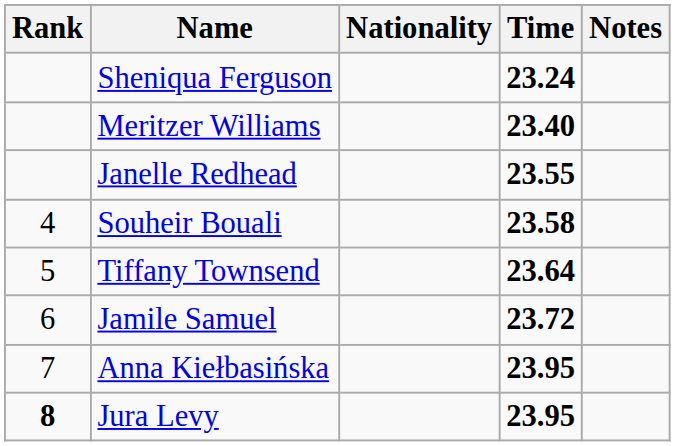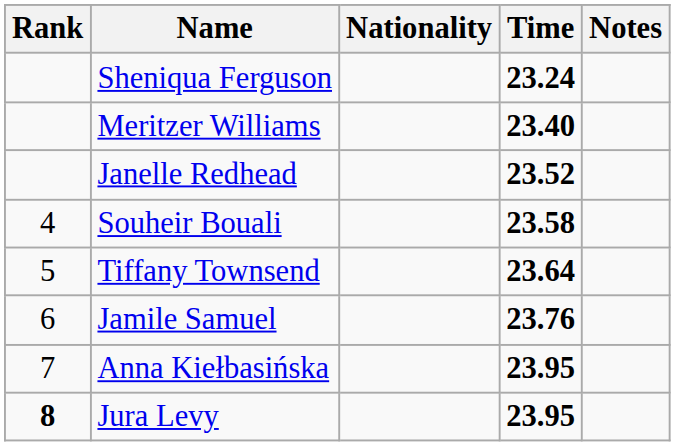(541, 174) 23.55 -> (541, 174) 23.52
(541, 319) 23.72 -> (541, 319) 23.76
